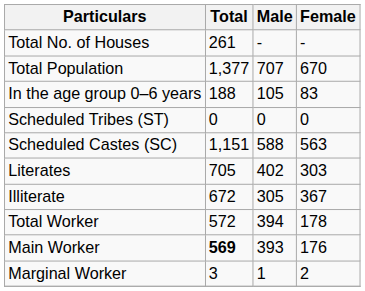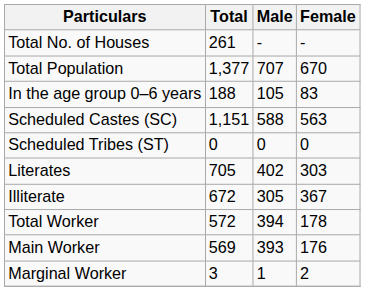rows swapped: (93, 145) <-> (89, 119)
(222, 247) bold -> (222, 247) normal
